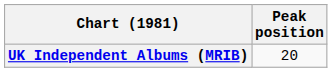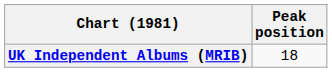(289, 56) 20 -> (289, 56) 18
